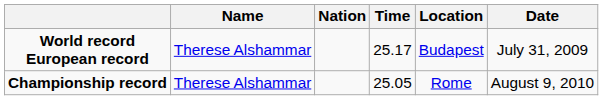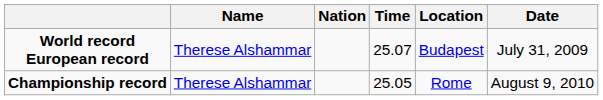(392, 49) 25.17 -> (392, 49) 25.07
